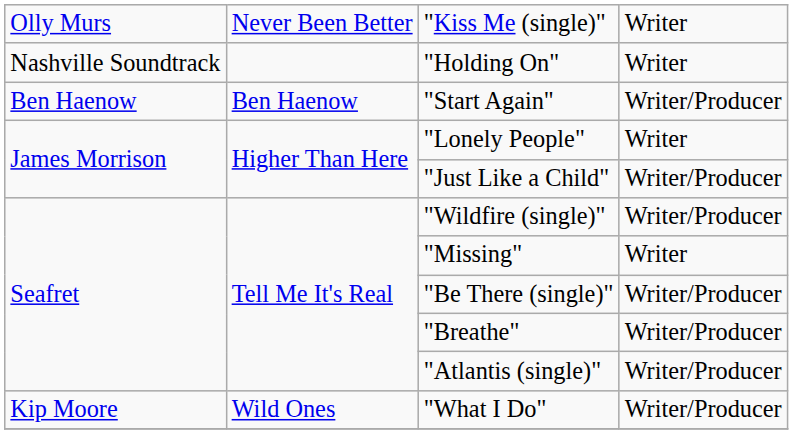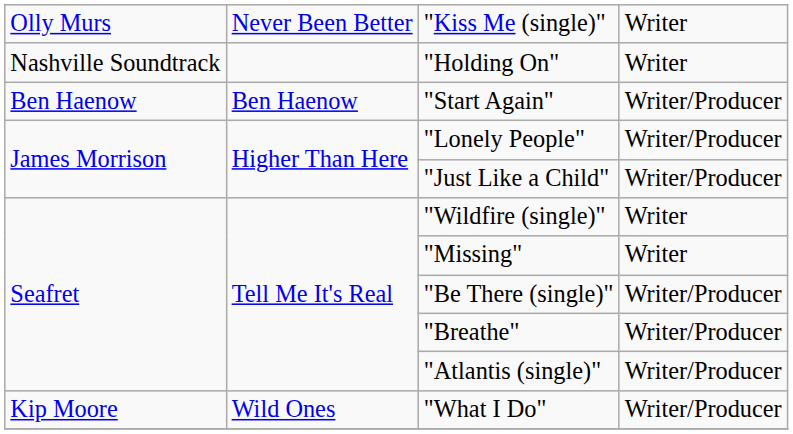(656, 139) Writer -> (703, 139) Writer/Producer
(703, 216) Writer/Producer -> (656, 216) Writer
